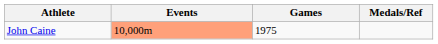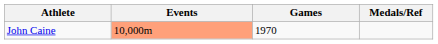(266, 30) 1975 -> (266, 30) 1970
